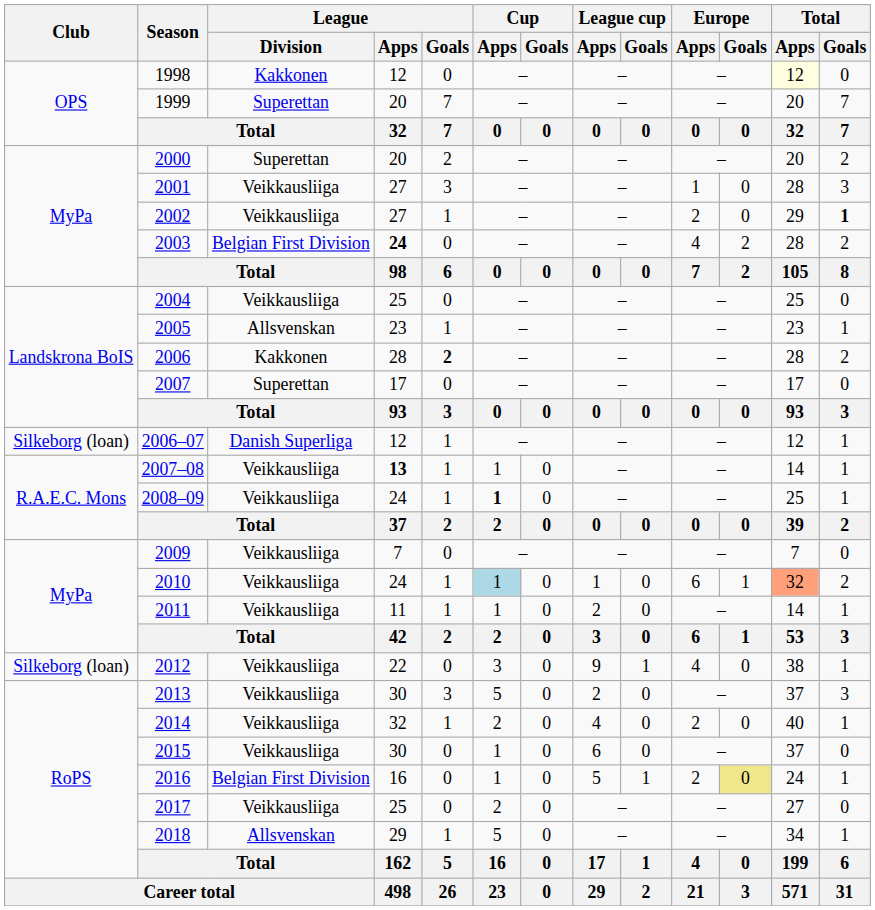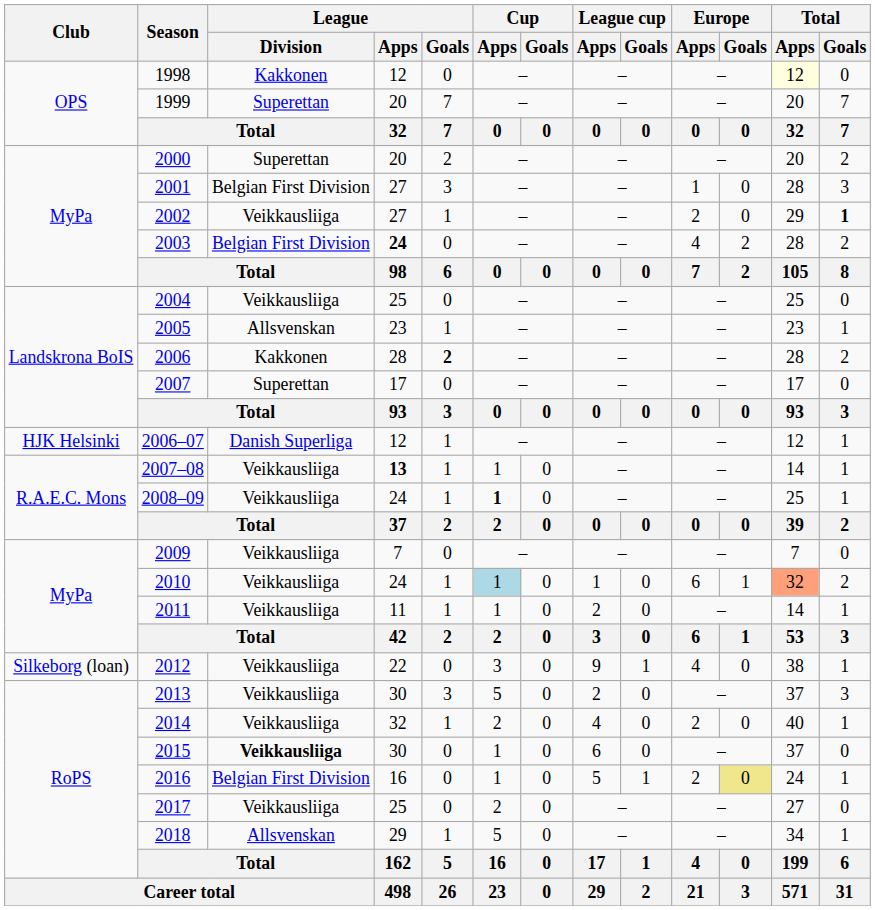(291, 187) Veikkausliiga -> (291, 187) Belgian First Division
(71, 441) Silkeborg (loan) -> (71, 441) HJK Helsinki
(291, 750) normal -> (291, 750) bold
